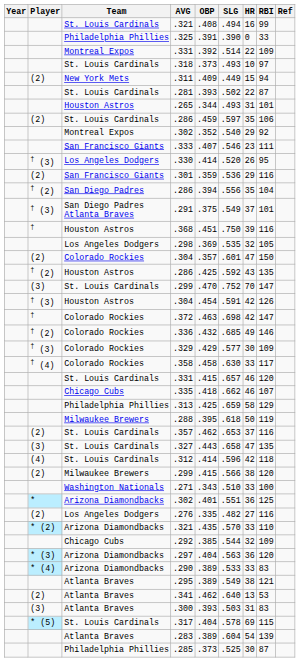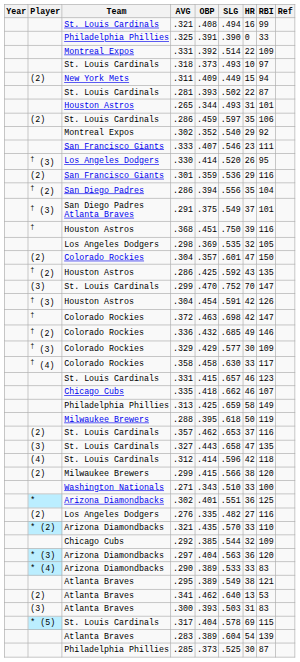(266, 379) 120 -> (266, 379) 123
(266, 406) 129 -> (266, 406) 149
